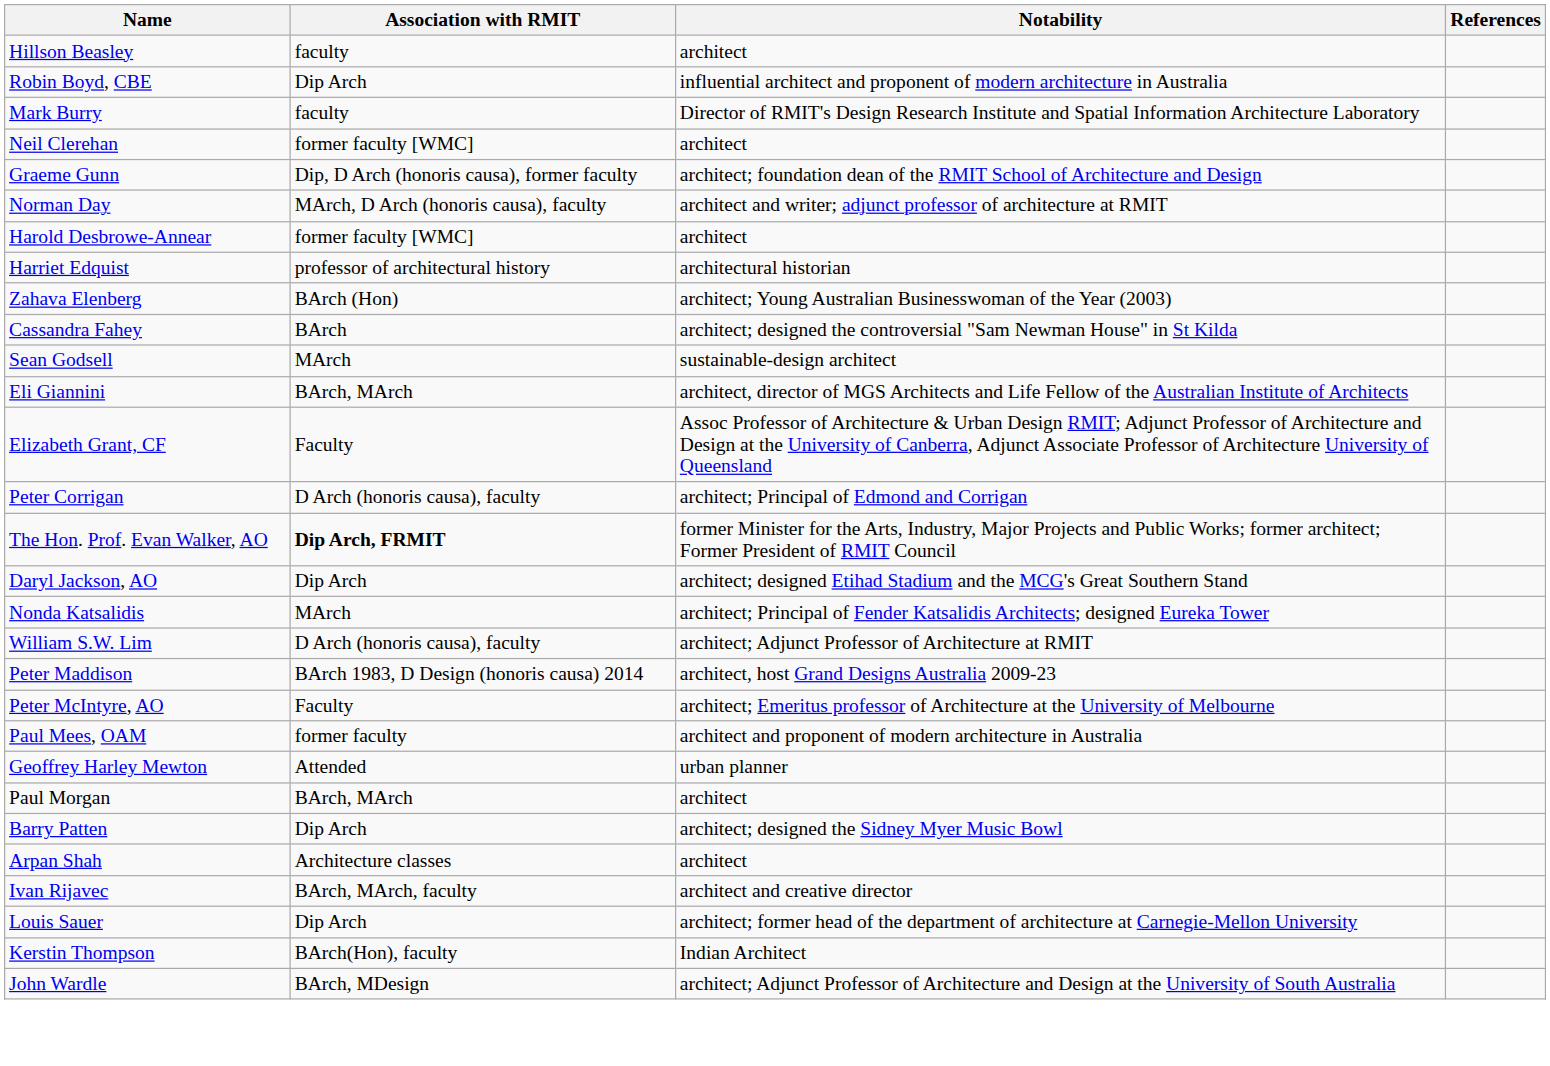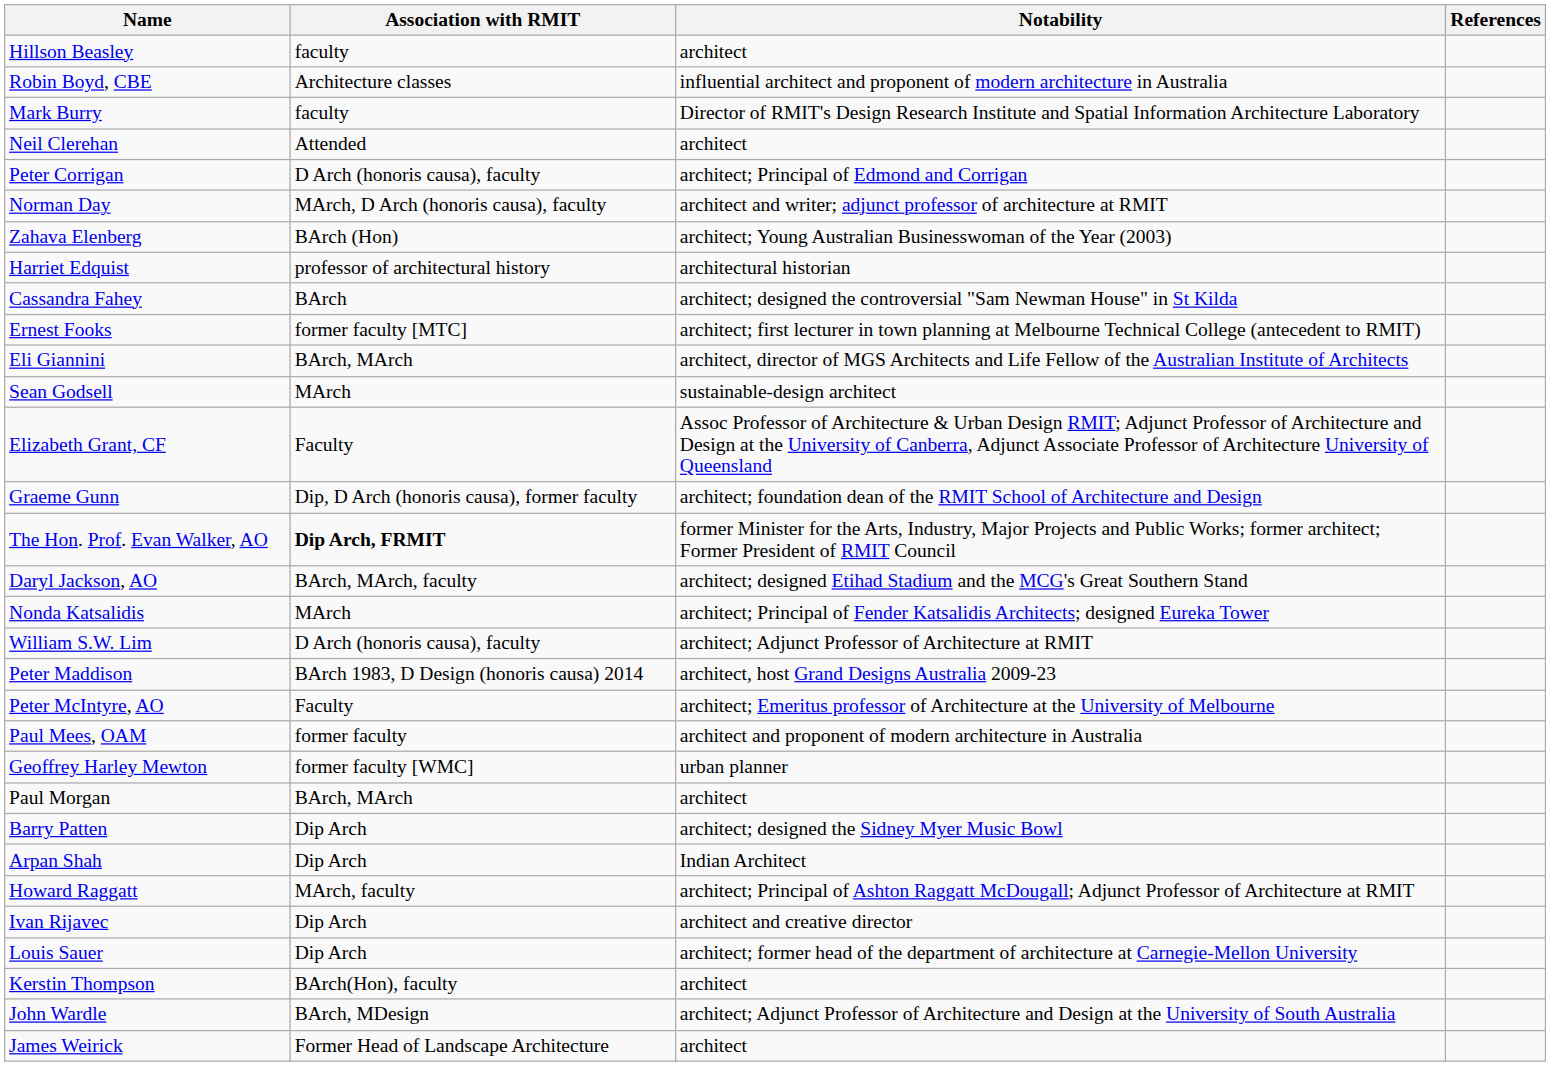(331, 81) Dip Arch -> (373, 81) Architecture classes
(384, 143) former faculty [WMC] -> (330, 143) Attended
rows swapped: (66, 497) <-> (64, 174)
- row: (110, 236)
rows swapped: (69, 267) <-> (75, 298)
+ row: (60, 329)
rows swapped: (57, 391) <-> (61, 360)
(331, 581) Dip Arch -> (386, 581) BArch, MArch, faculty
(330, 766) Attended -> (384, 766) former faculty [WMC]
(373, 859) Architecture classes -> (331, 859) Dip Arch
(713, 859) architect -> (743, 859) Indian Architect
+ row: (73, 890)
(386, 890) BArch, MArch, faculty -> (331, 921) Dip Arch
(743, 952) Indian Architect -> (713, 983) architect
+ row: (66, 1045)
